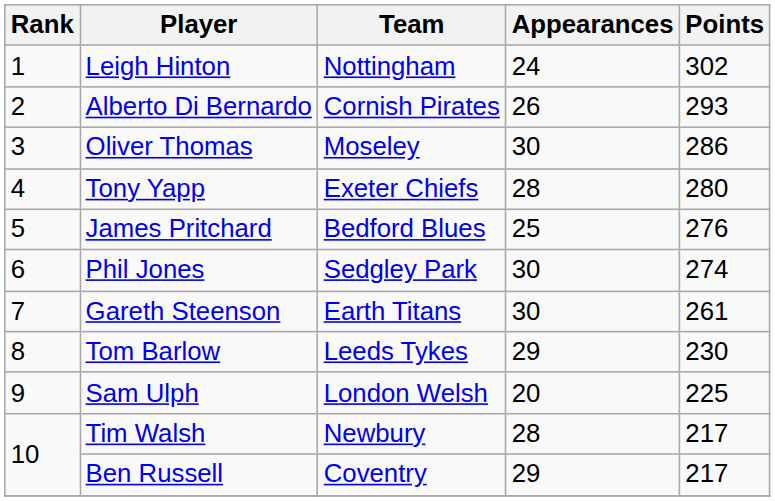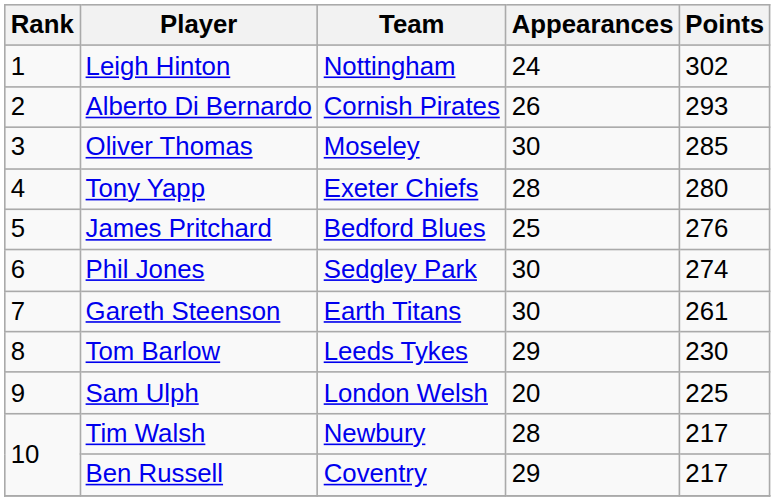(707, 147) 286 -> (707, 147) 285
